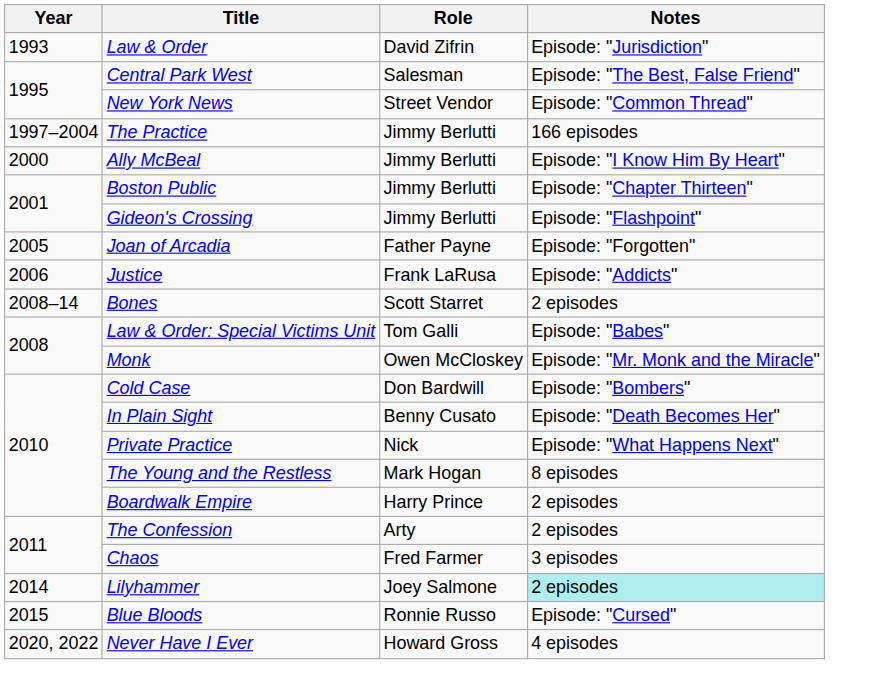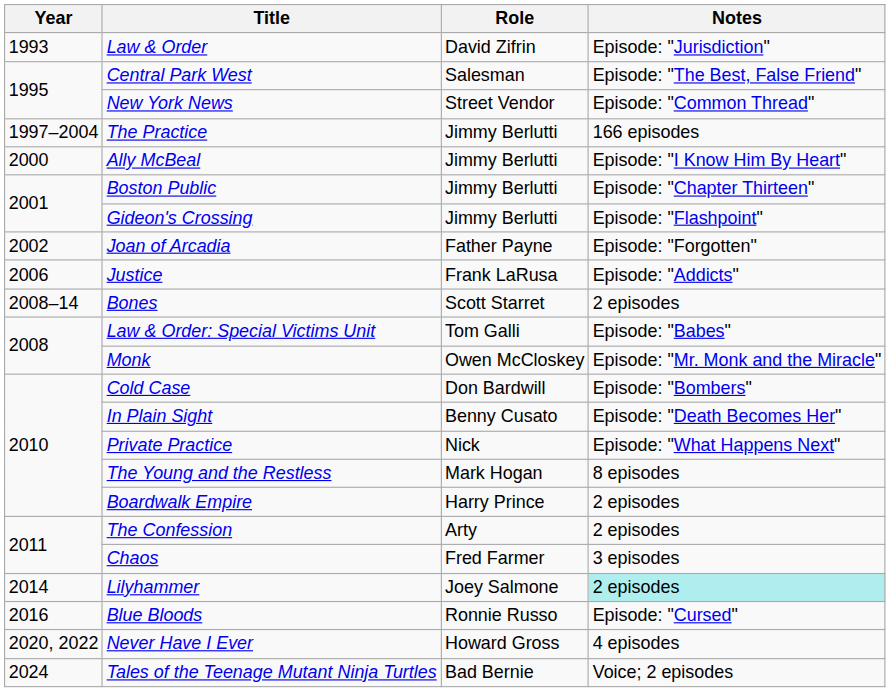(29, 246) 2005 -> (29, 246) 2002
(29, 615) 2015 -> (29, 615) 2016
+ row: (272, 672)
